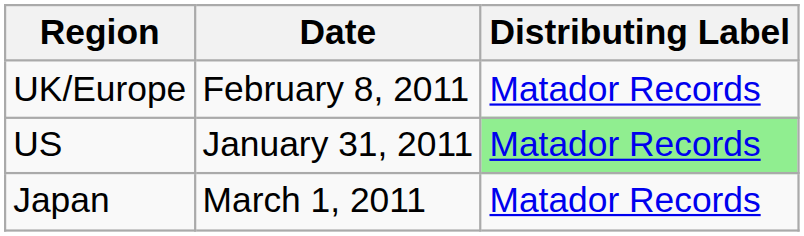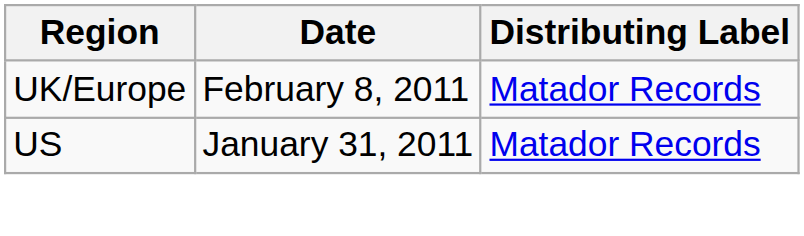(625, 144) lightgreen background -> (625, 144) no background
- row: (61, 200)
